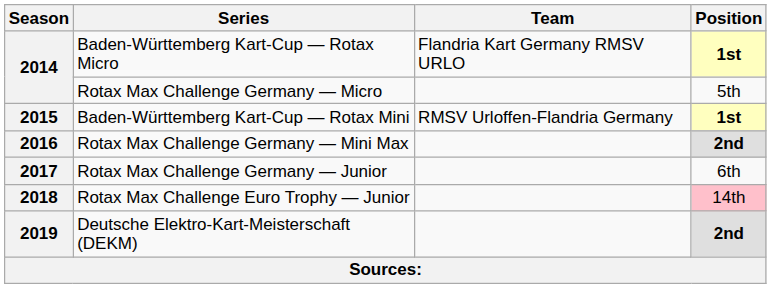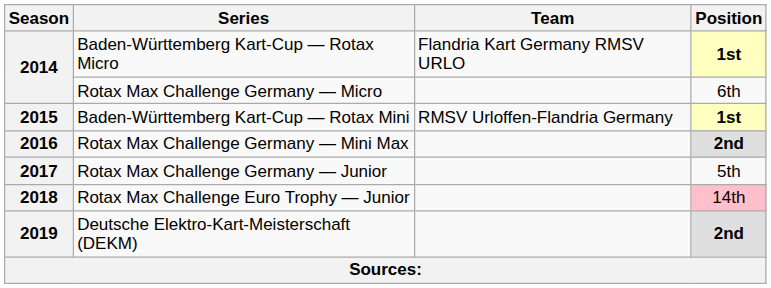(729, 90) 5th -> (729, 90) 6th
(729, 170) 6th -> (729, 170) 5th
